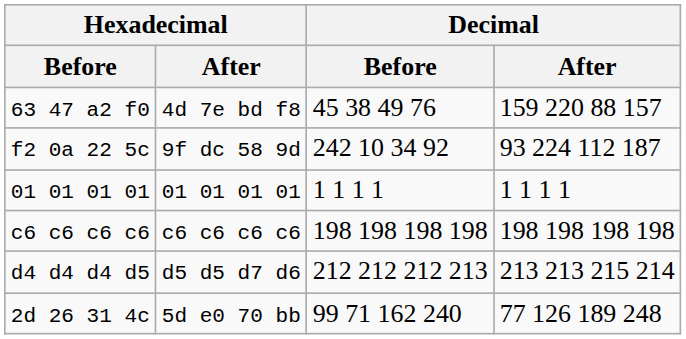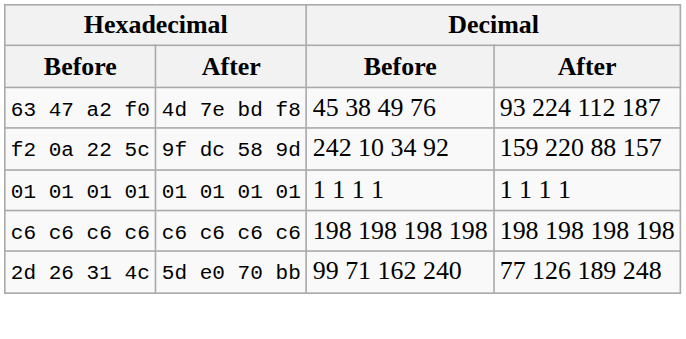(581, 107) 159 220 88 157 -> (580, 107) 93 224 112 187
(580, 148) 93 224 112 187 -> (581, 148) 159 220 88 157
- row: (80, 274)
